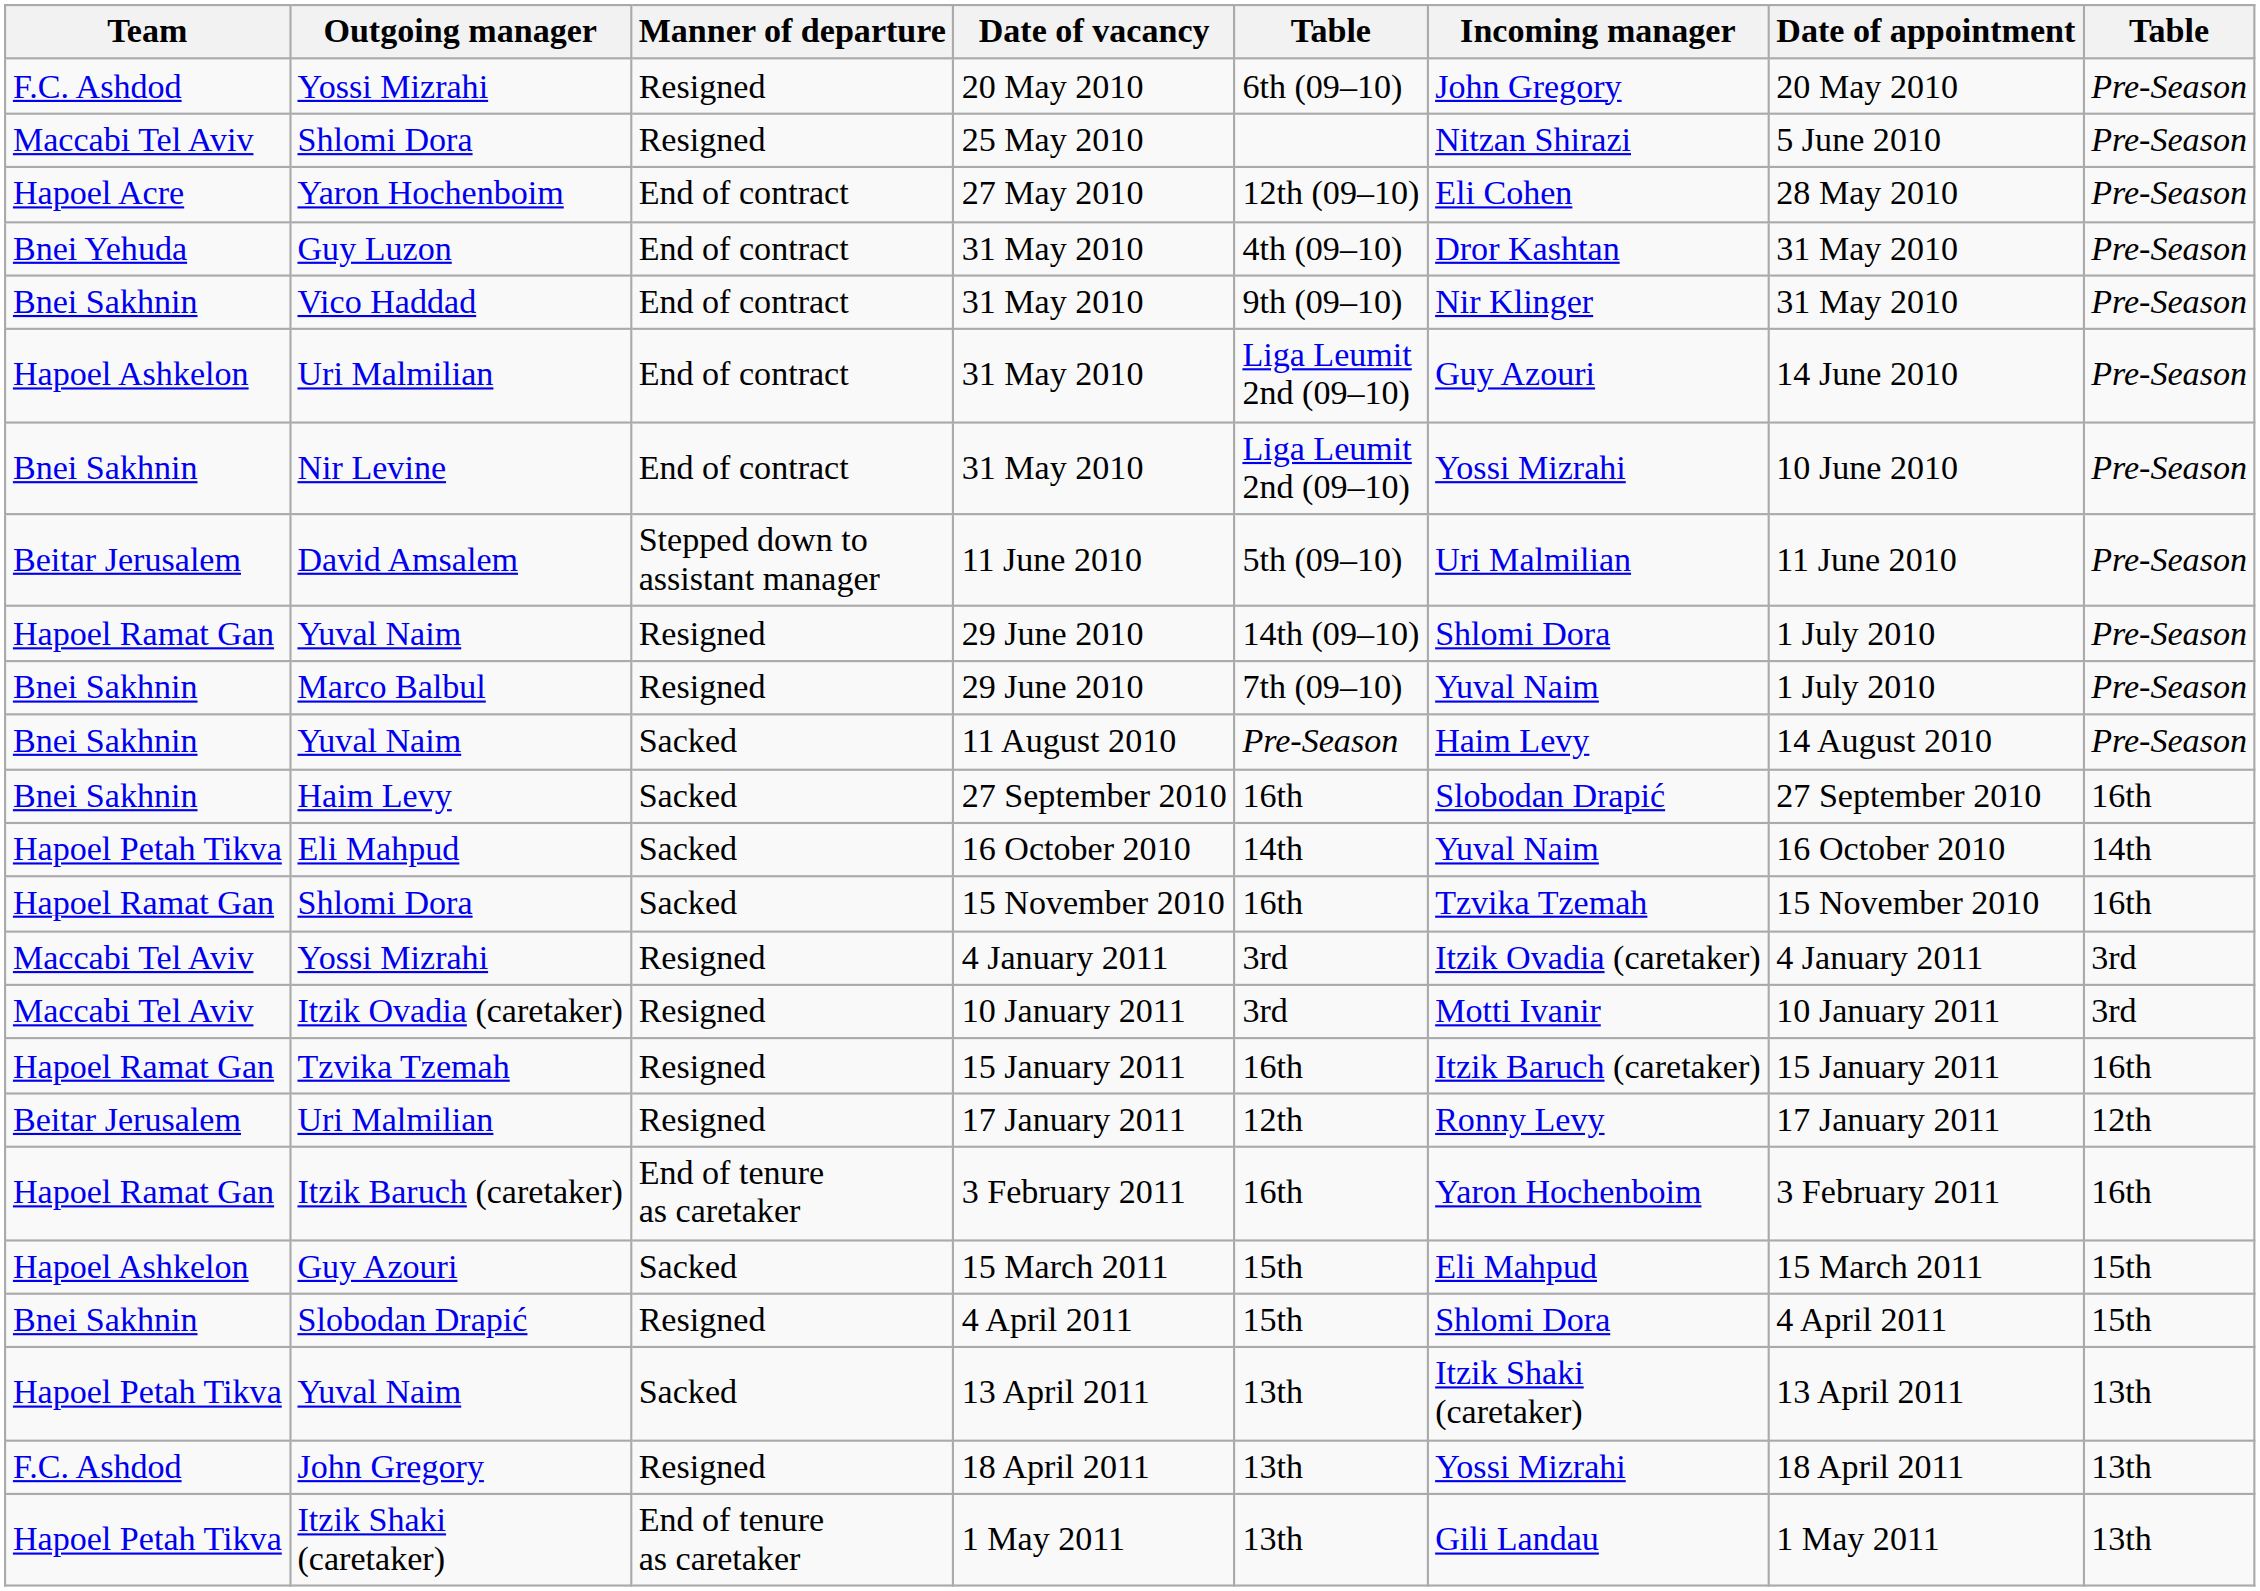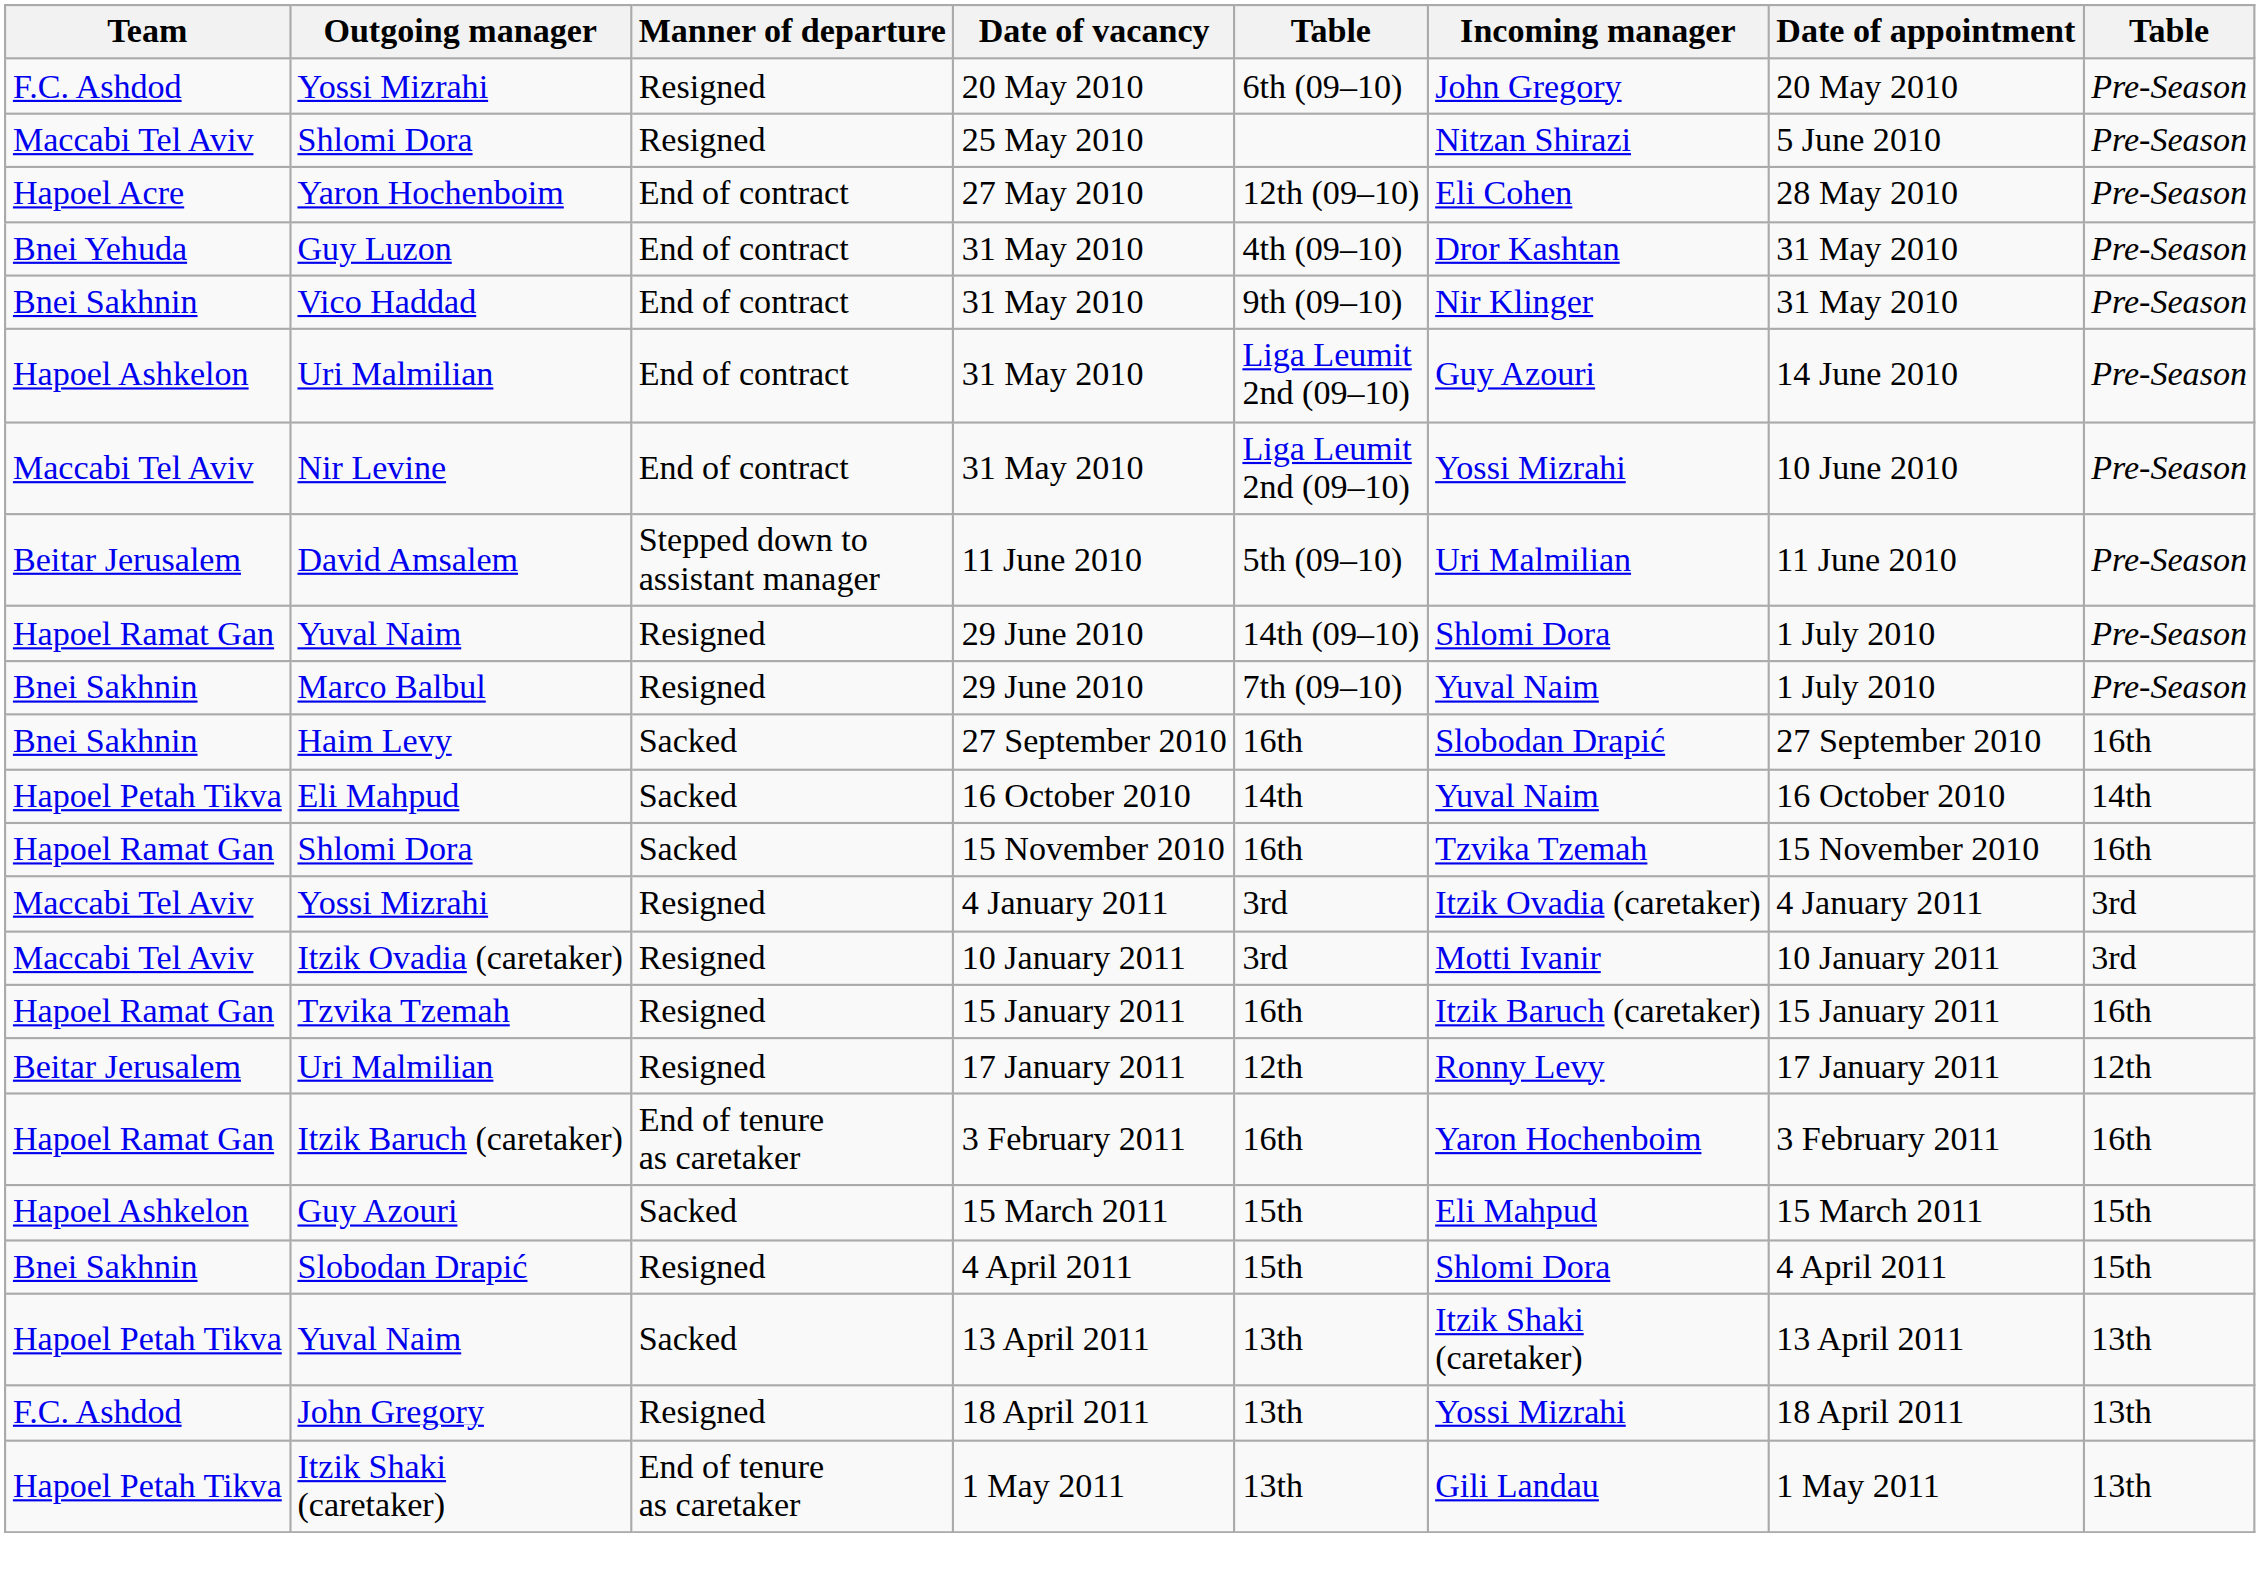(105, 467) Bnei Sakhnin -> (133, 467) Maccabi Tel Aviv
- row: (379, 741)
